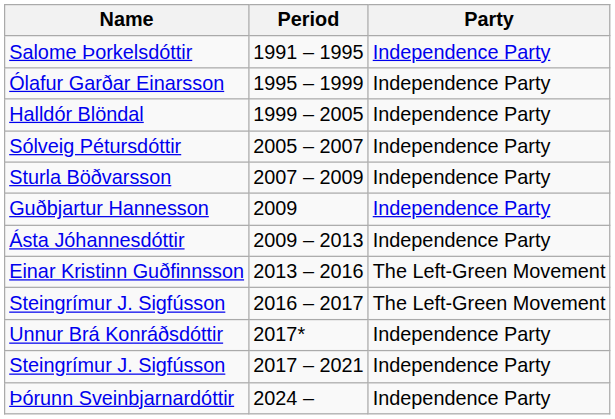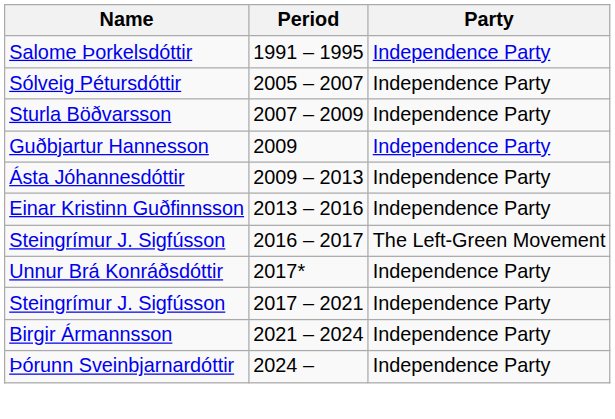- row: (117, 83)
- row: (76, 114)
(489, 271) The Left-Green Movement -> (462, 209) Independence Party
+ row: (91, 334)
